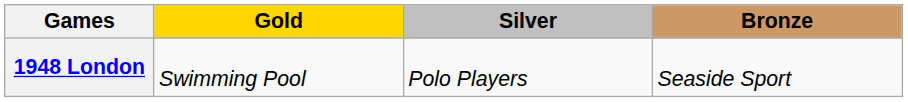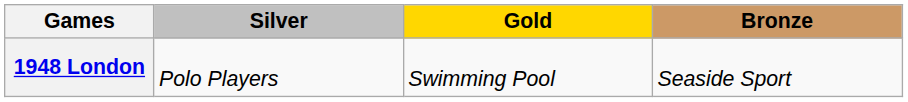columns swapped: (279, 21) <-> (528, 21)
